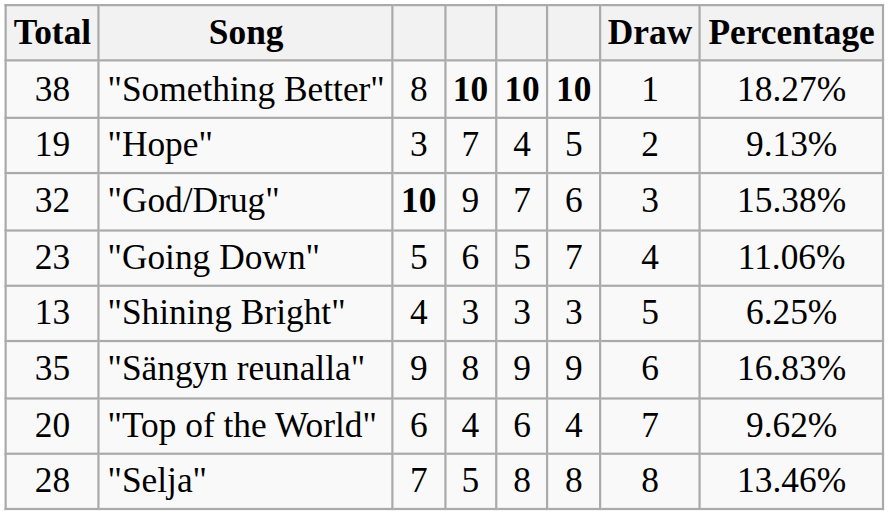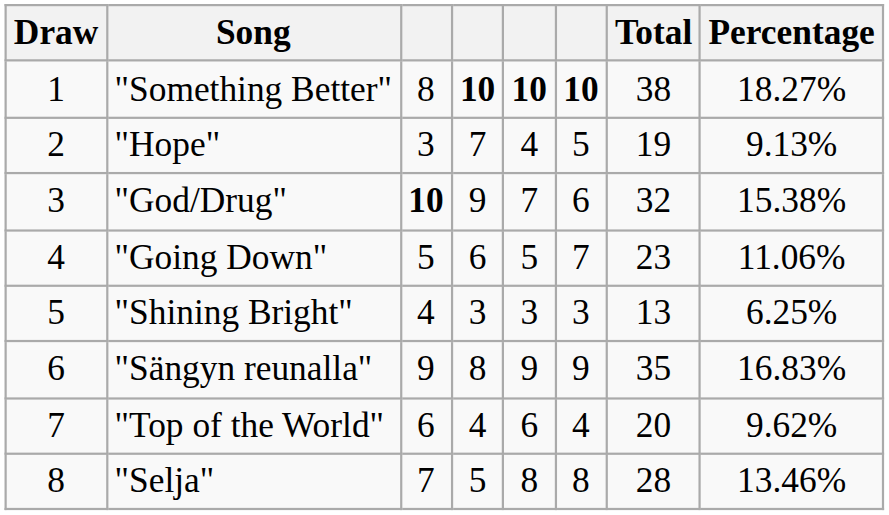columns swapped: (650, 32) <-> (53, 32)
